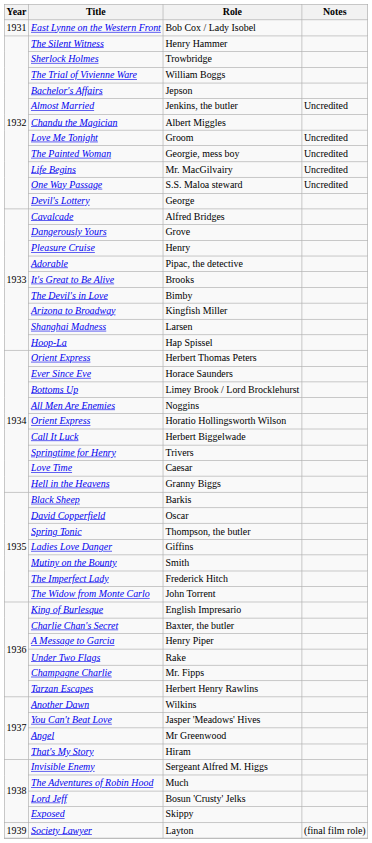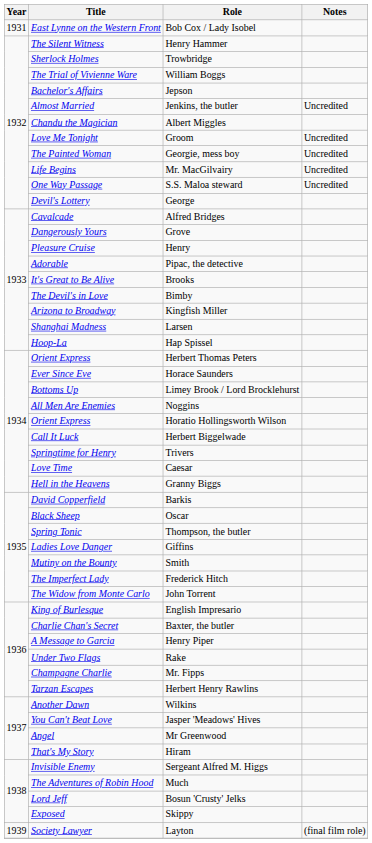(55, 500) Black Sheep -> (68, 500) David Copperfield
(68, 515) David Copperfield -> (55, 515) Black Sheep
